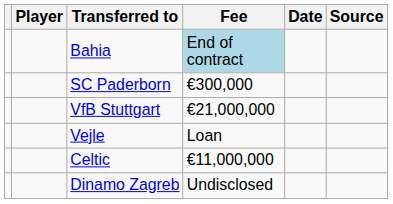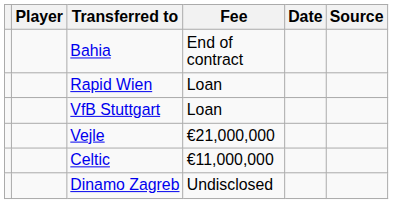(215, 51) lightblue background -> (215, 51) no background
- row: (121, 85)
+ row: (111, 85)
(231, 110) €21,000,000 -> (204, 110) Loan
(204, 135) Loan -> (231, 135) €21,000,000
